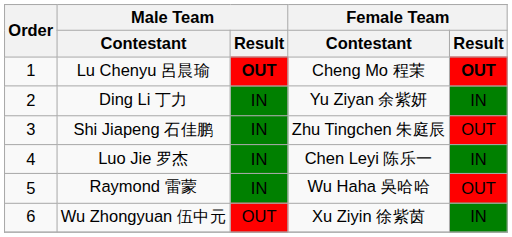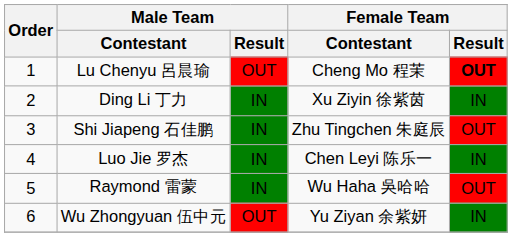(259, 71) bold -> (259, 71) normal
(369, 100) Yu Ziyan 余紫妍 -> (369, 100) Xu Ziyin 徐紫茵
(369, 217) Xu Ziyin 徐紫茵 -> (369, 217) Yu Ziyan 余紫妍
